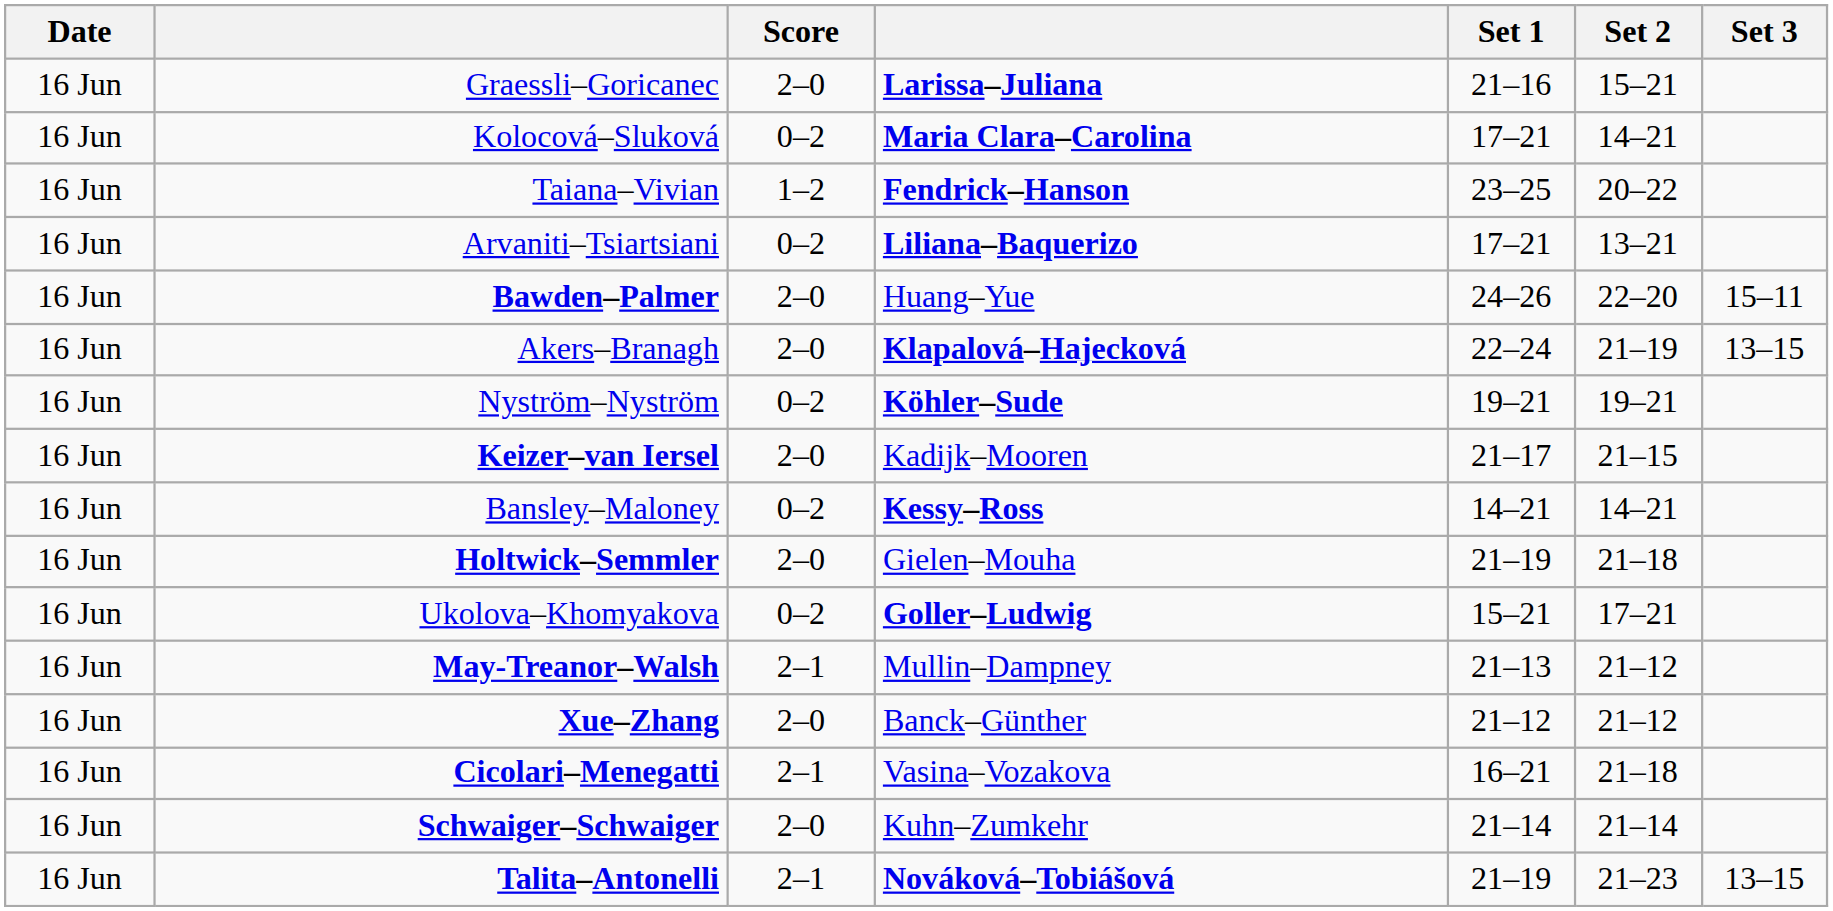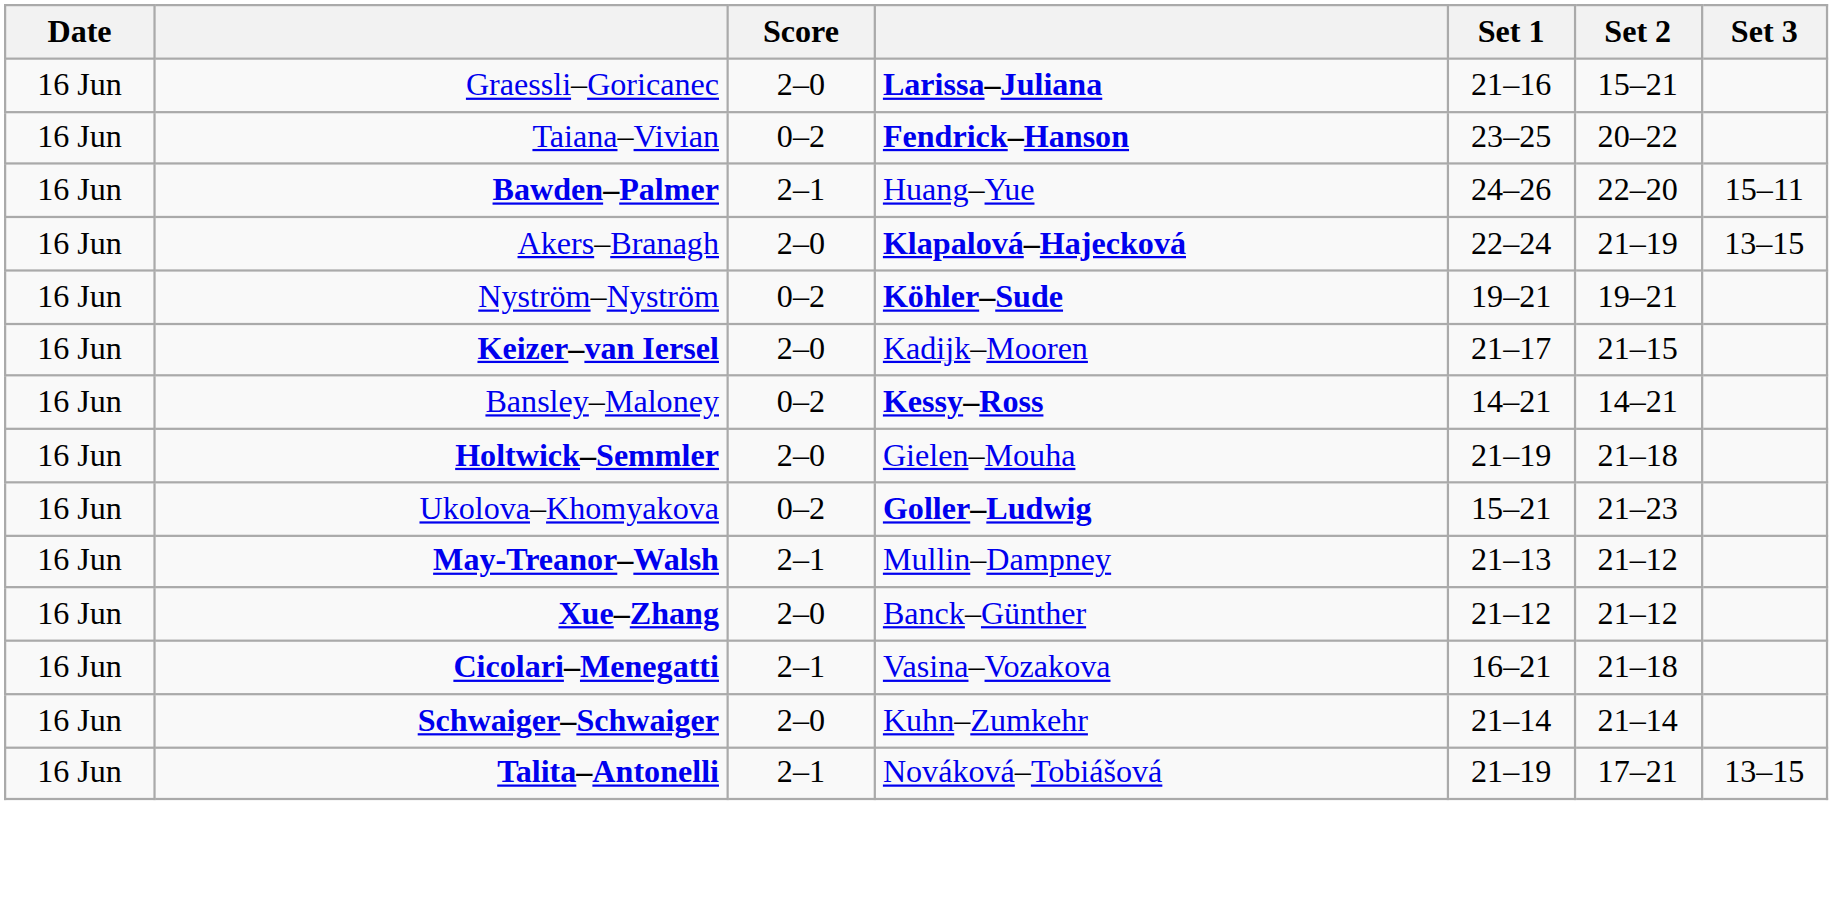- row: (596, 137)
(801, 190) 1–2 -> (801, 137) 0–2
- row: (591, 243)
(801, 296) 2–0 -> (801, 190) 2–1
(1638, 613) 17–21 -> (1638, 508) 21–23
(1029, 878) bold -> (1023, 772) normal
(1638, 878) 21–23 -> (1638, 772) 17–21
